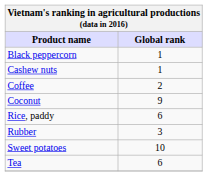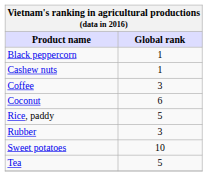(160, 85) 2 -> (160, 85) 3
(160, 101) 9 -> (160, 101) 6
(160, 116) 6 -> (160, 116) 5
(160, 163) 6 -> (160, 163) 5
